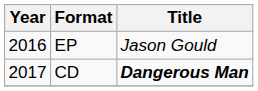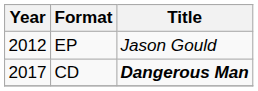(28, 45) 2016 -> (28, 45) 2012
